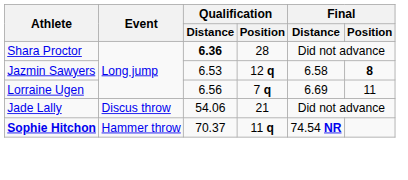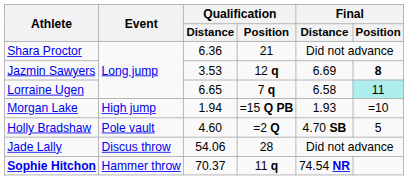(210, 52) bold -> (210, 52) normal
(262, 52) 28 -> (266, 52) 21
(210, 71) 6.53 -> (210, 71) 3.53
(316, 71) 6.58 -> (324, 71) 6.69
(210, 90) 6.56 -> (210, 90) 6.65
(316, 90) 6.69 -> (324, 90) 6.58
(370, 90) no background -> (378, 90) paleturquoise background
+ row: (43, 109)
+ row: (49, 128)
(262, 109) 21 -> (266, 147) 28
